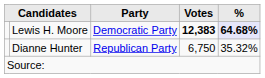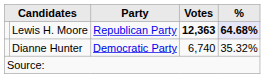(135, 31) Democratic Party -> (135, 31) Republican Party
(199, 31) 12,383 -> (199, 31) 12,363
(135, 48) Republican Party -> (135, 48) Democratic Party
(202, 48) 6,750 -> (202, 48) 6,740
